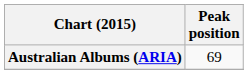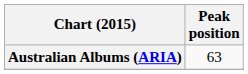(214, 57) 69 -> (214, 57) 63
